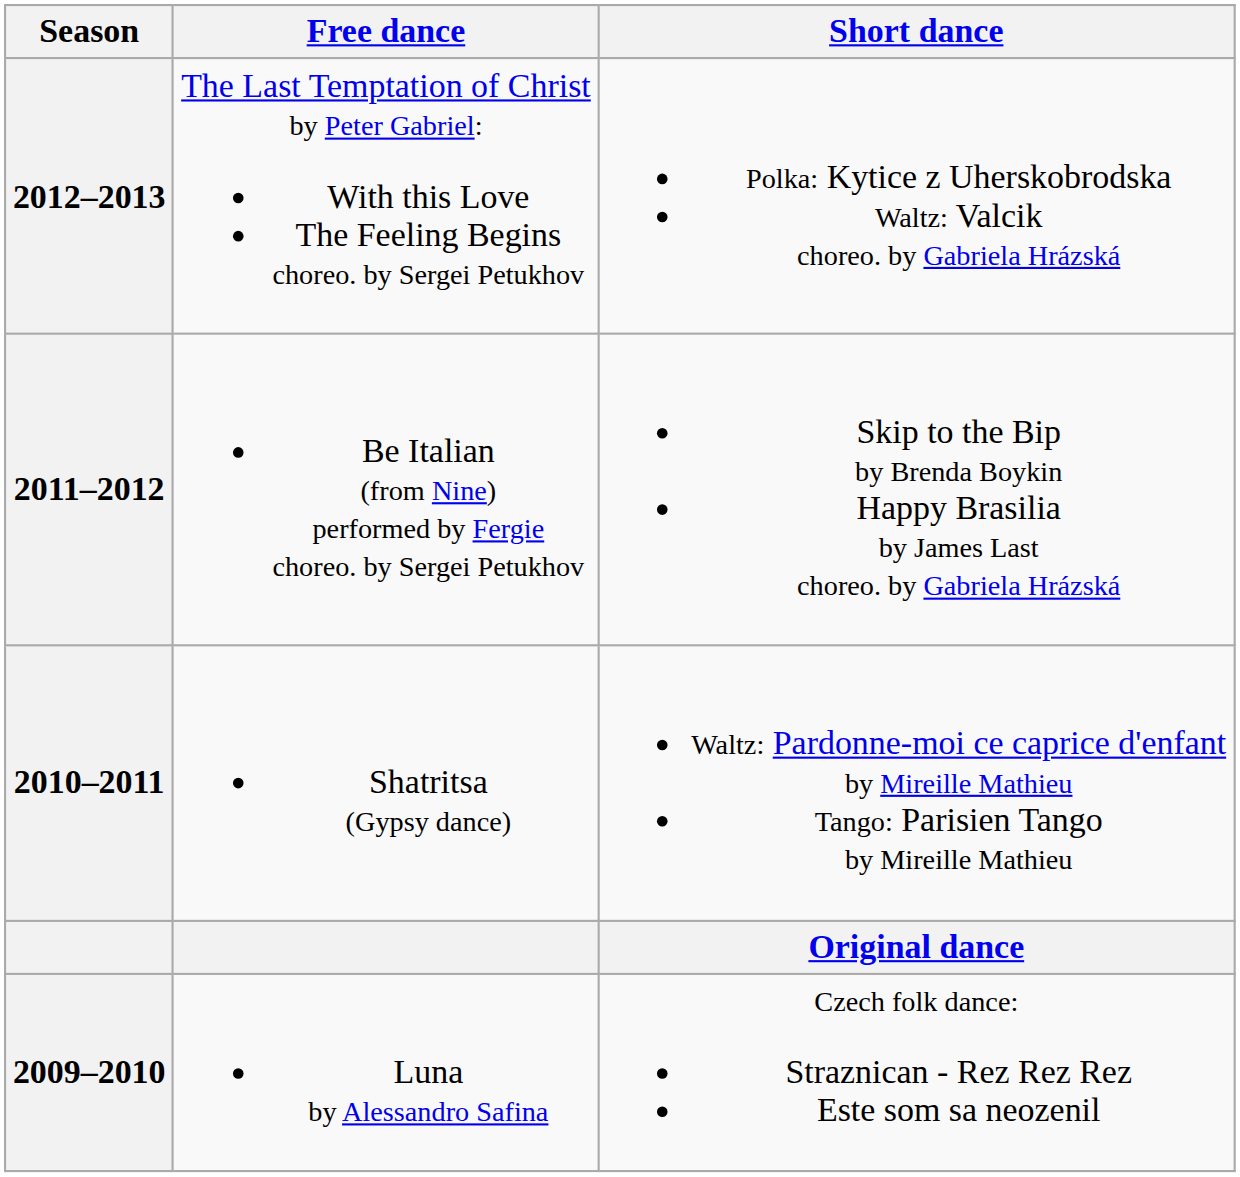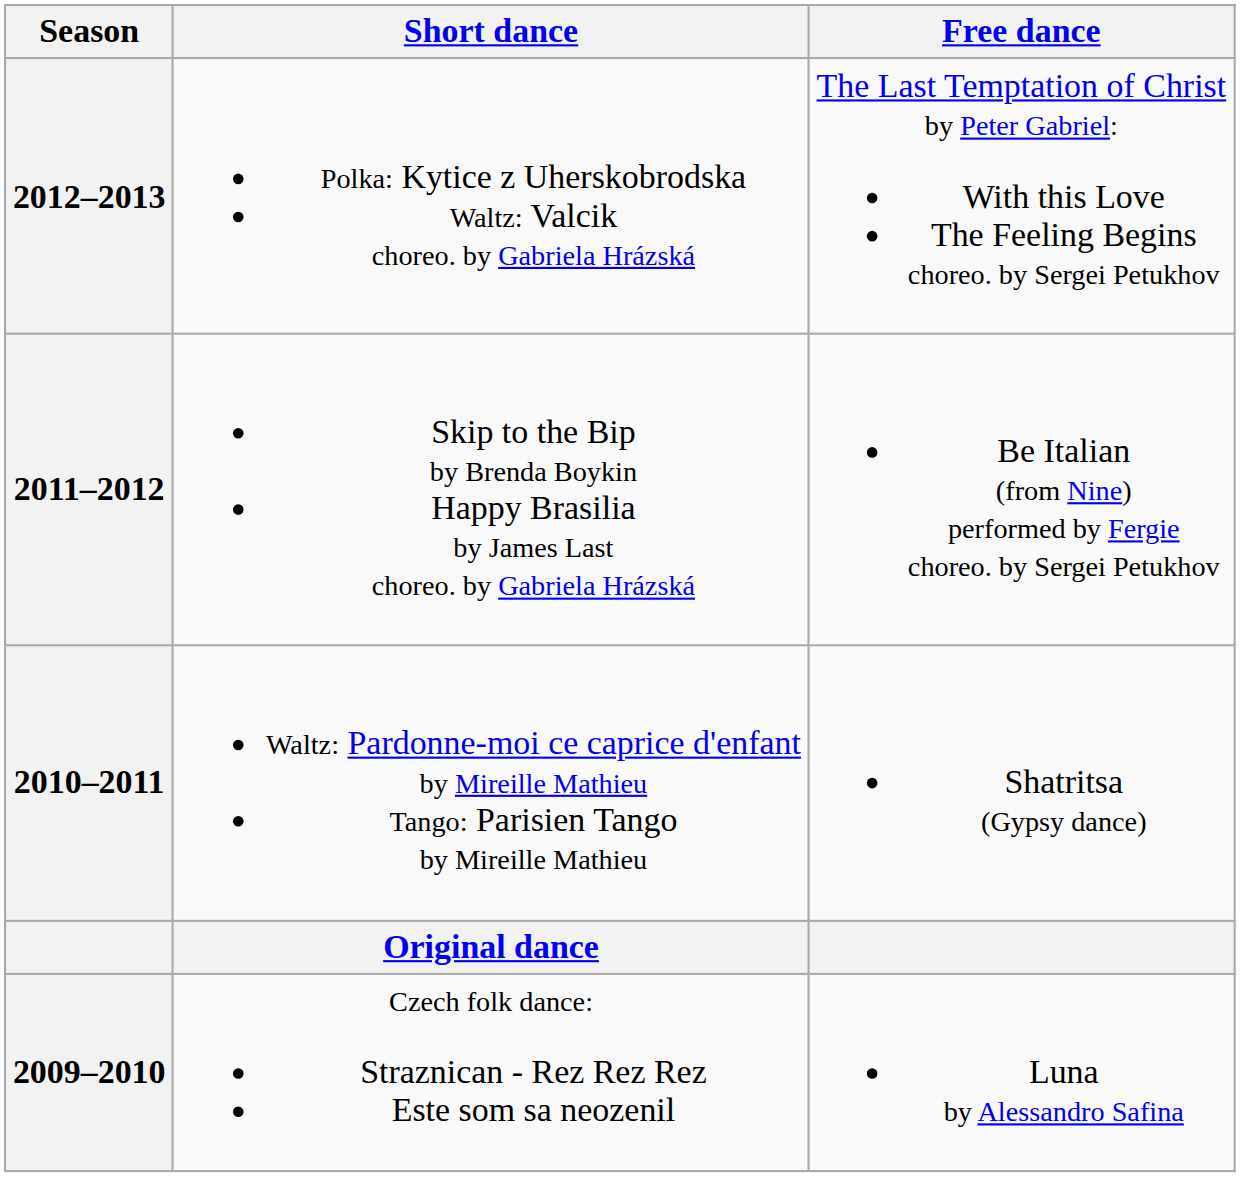columns swapped: (916, 31) <-> (386, 31)
